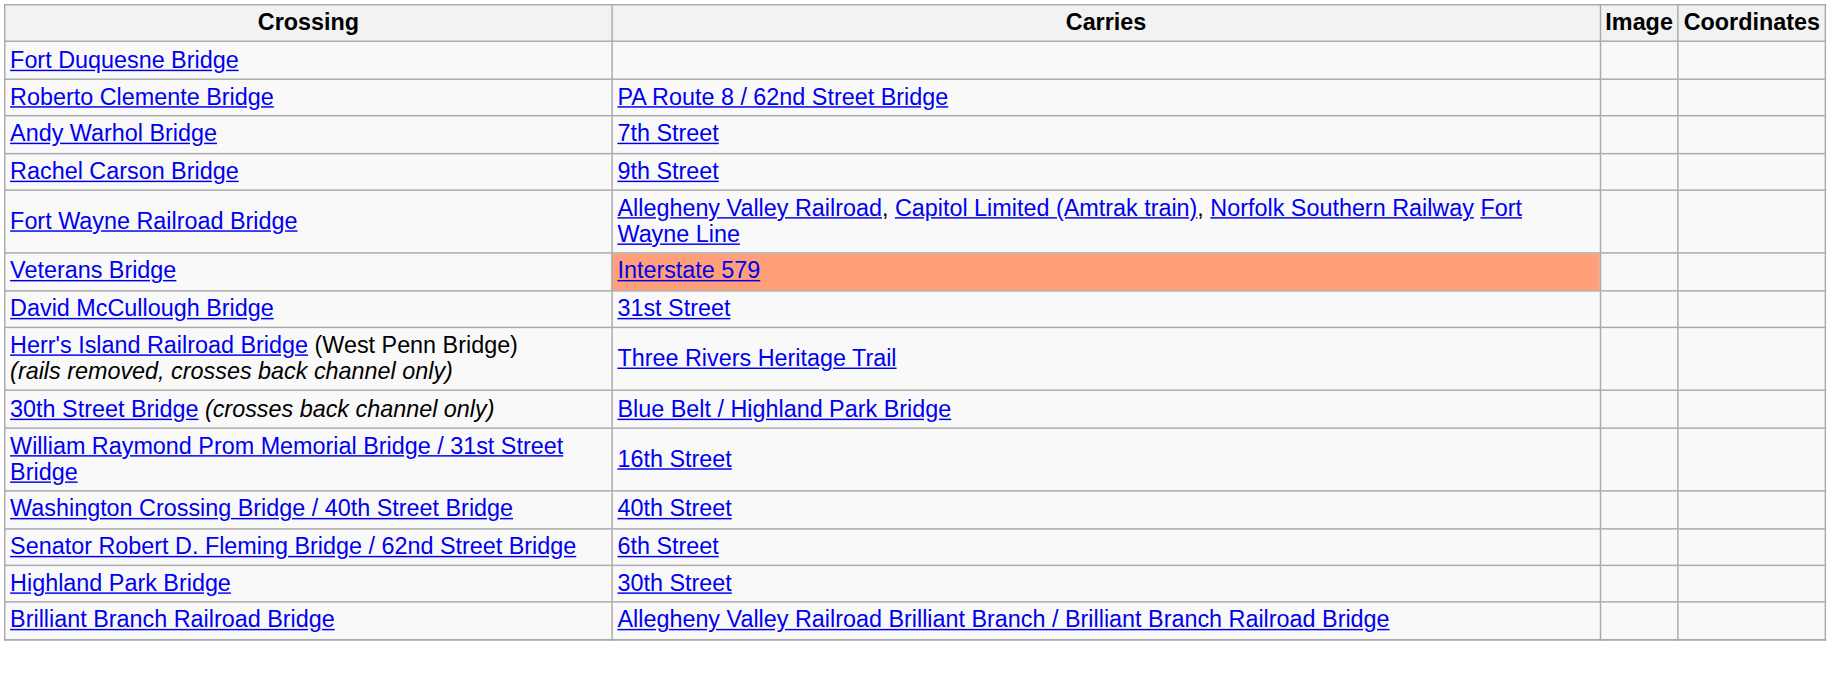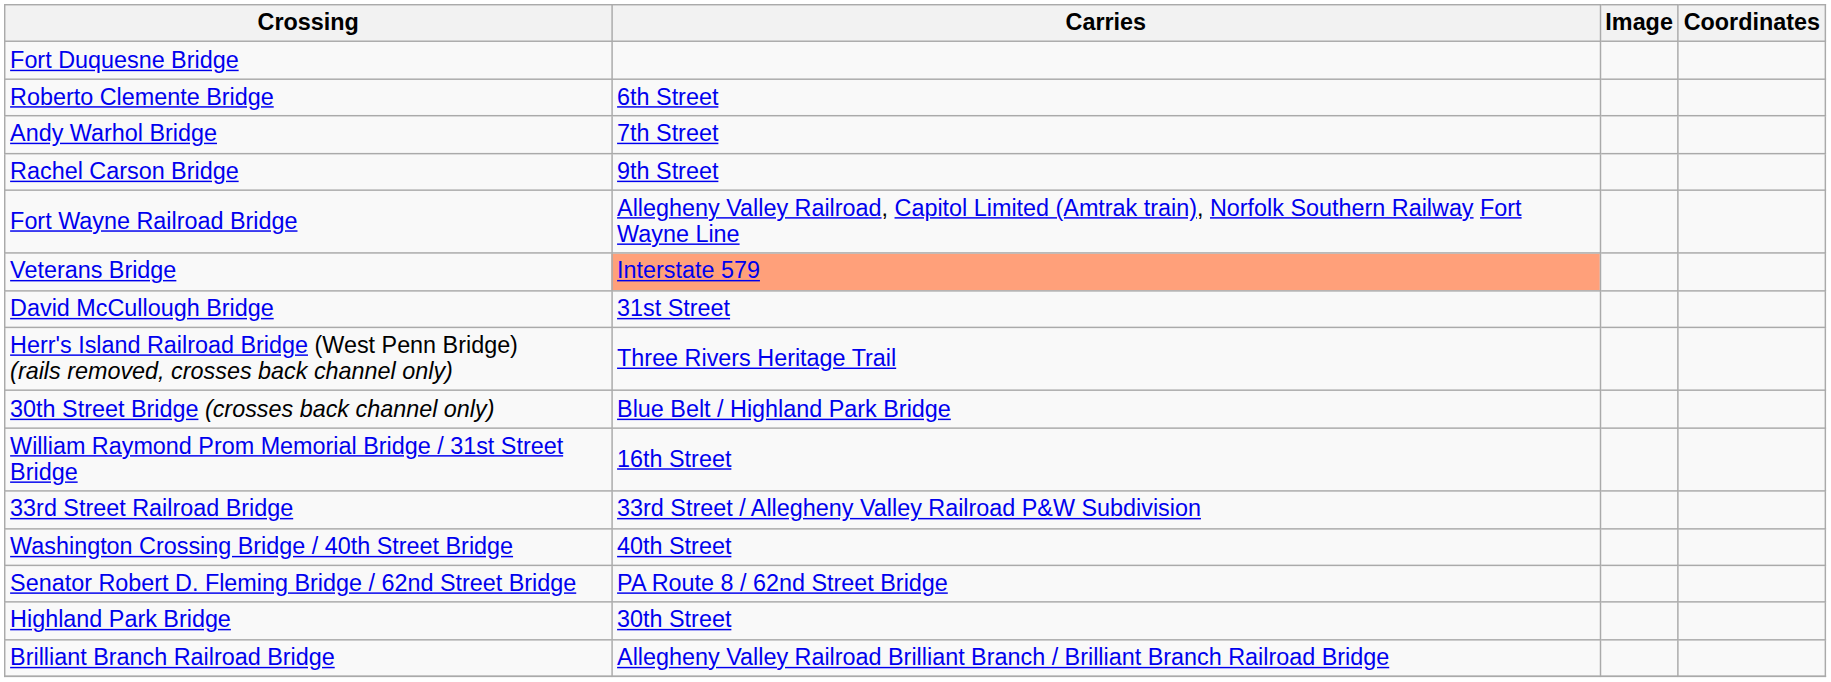(783, 97) PA Route 8 / 62nd Street Bridge -> (668, 97) 6th Street
+ row: (152, 509)
(668, 546) 6th Street -> (782, 583) PA Route 8 / 62nd Street Bridge
